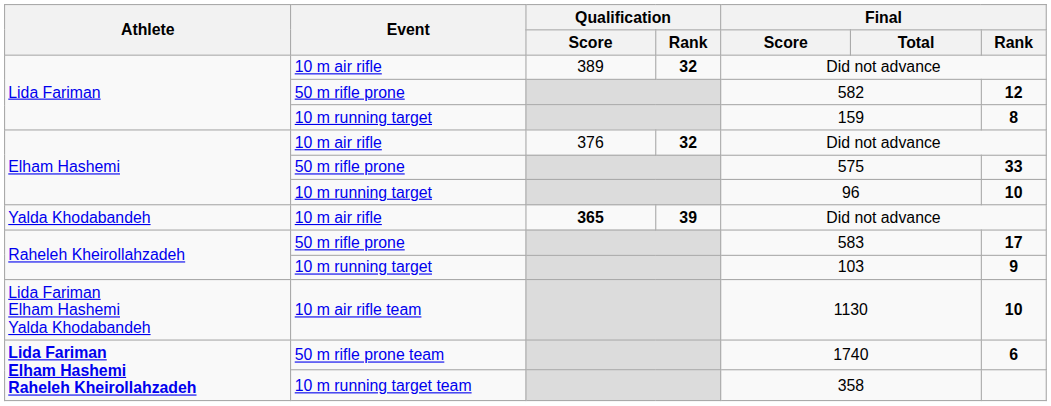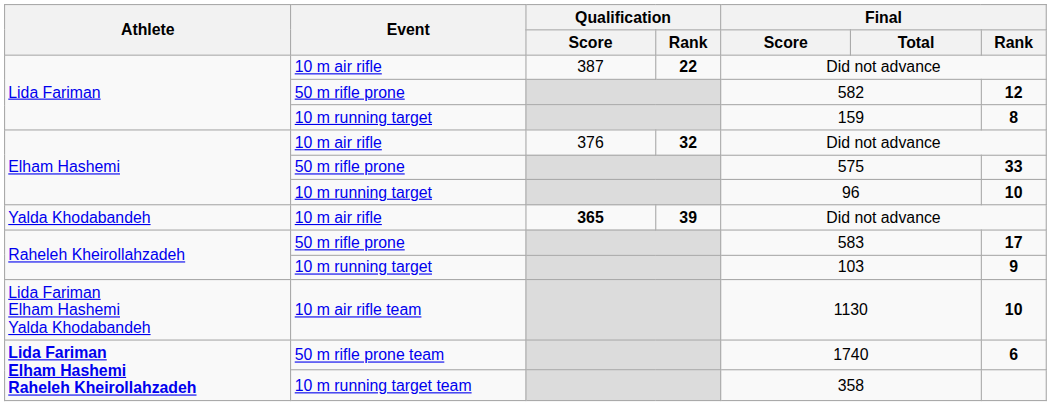(590, 68) 389 -> (590, 68) 387
(688, 68) 32 -> (688, 68) 22
